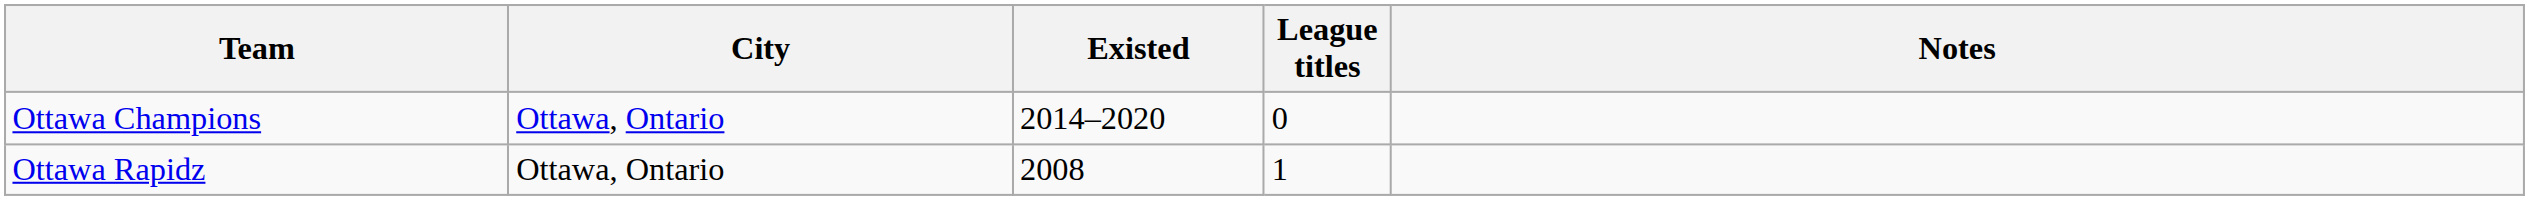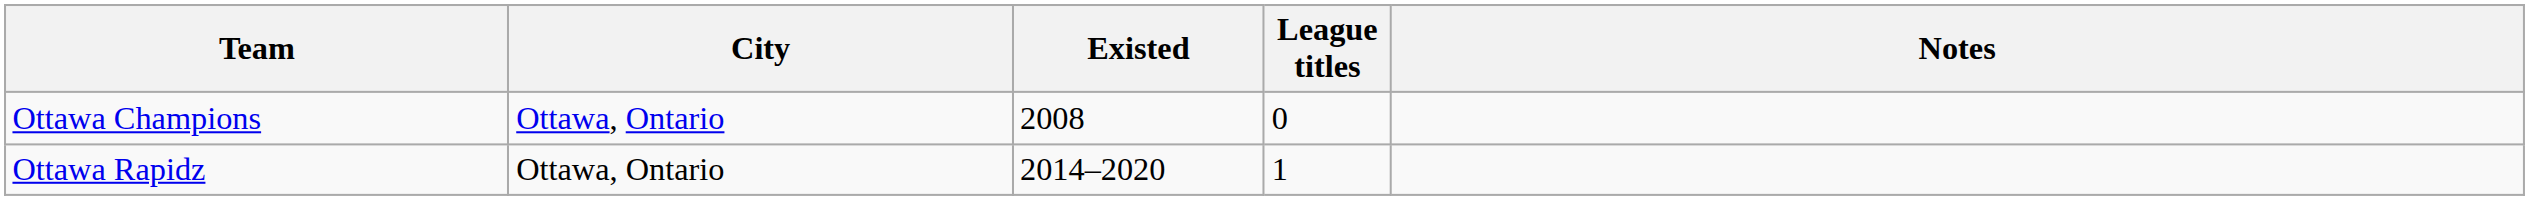(1093, 117) 2014–2020 -> (1052, 117) 2008
(1052, 169) 2008 -> (1093, 169) 2014–2020
